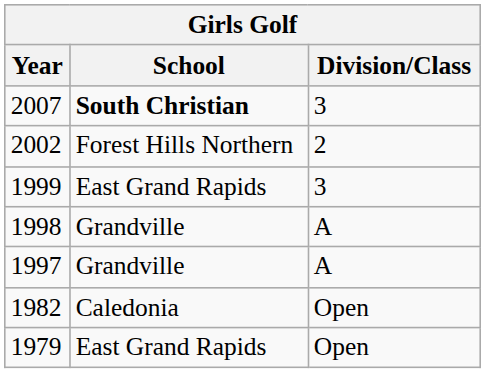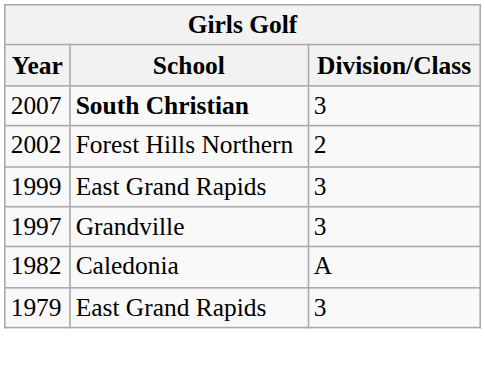- row: (36, 226)
(323, 266) A -> (320, 226) 3
(341, 307) Open -> (323, 266) A
(341, 347) Open -> (320, 307) 3
